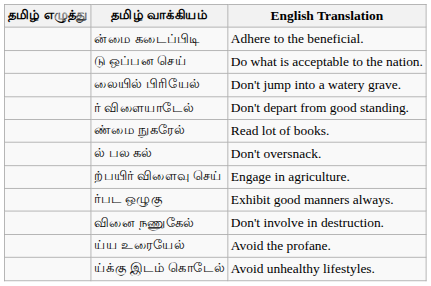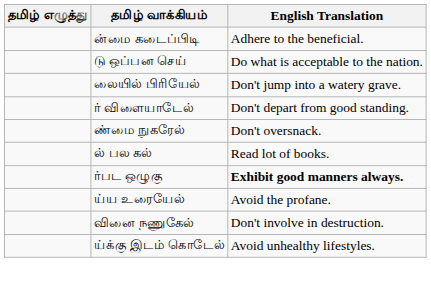(280, 130) Read lot of books. -> (276, 130) Don't oversnack.
(276, 153) Don't oversnack. -> (280, 153) Read lot of books.
- row: (158, 176)
(312, 199) normal -> (317, 176) bold
rows swapped: (144, 222) <-> (140, 245)
